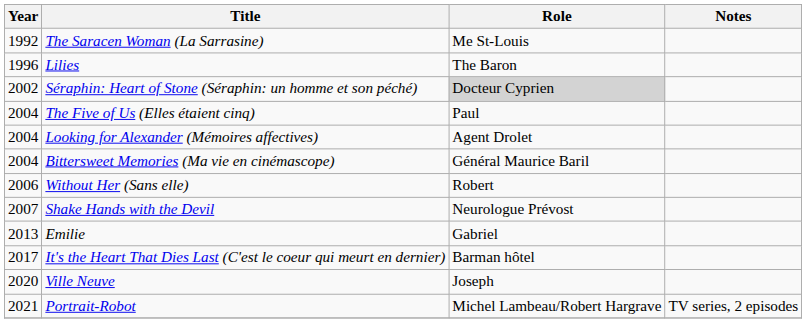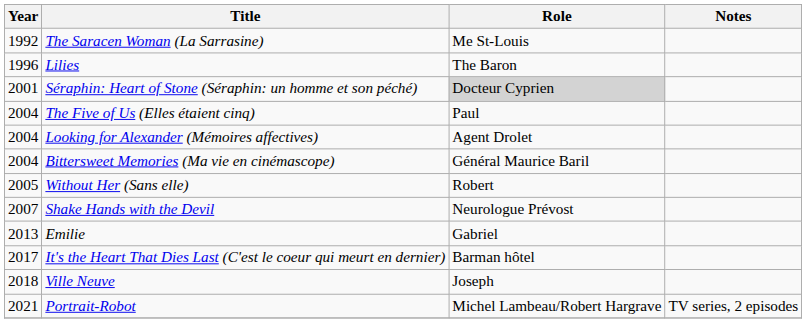(23, 88) 2002 -> (23, 88) 2001
(23, 185) 2006 -> (23, 185) 2005
(23, 281) 2020 -> (23, 281) 2018
